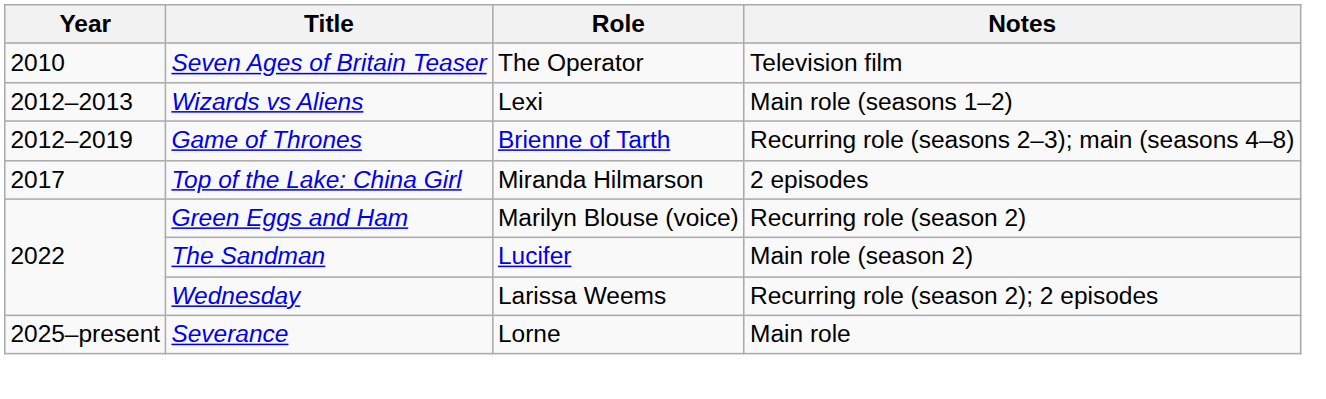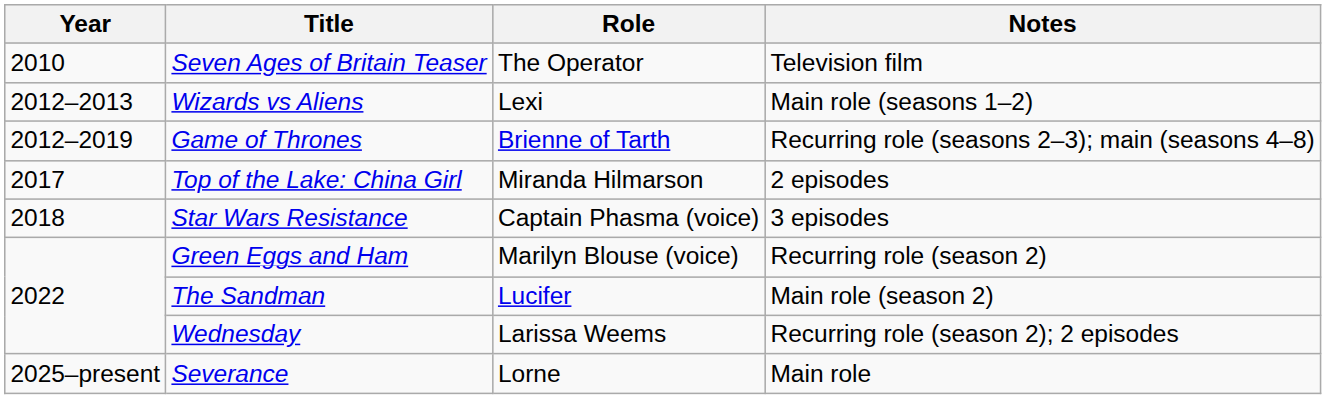+ row: (290, 218)
